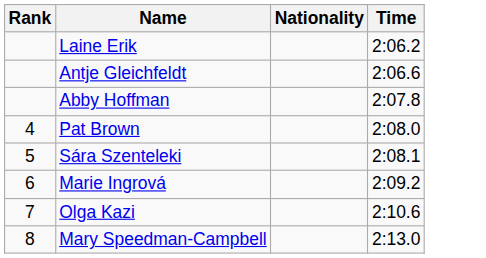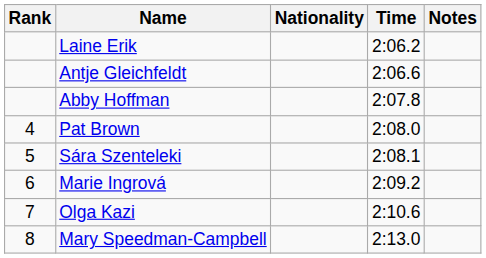+ column: (453, 18)
